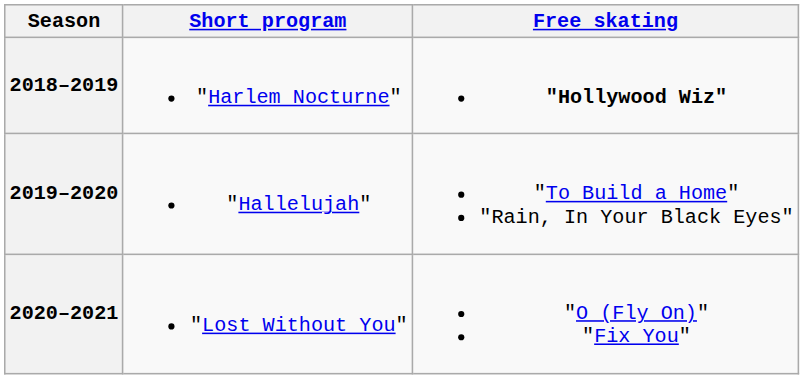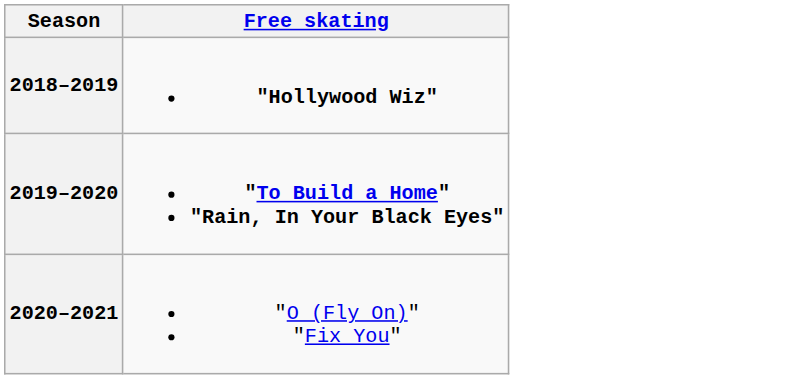- column: (268, 21)
(605, 205) normal -> (316, 205) bold
